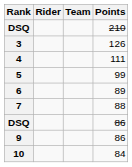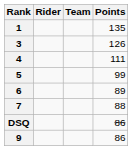- row: (19, 28)
+ row: (19, 28)
- row: (19, 153)
